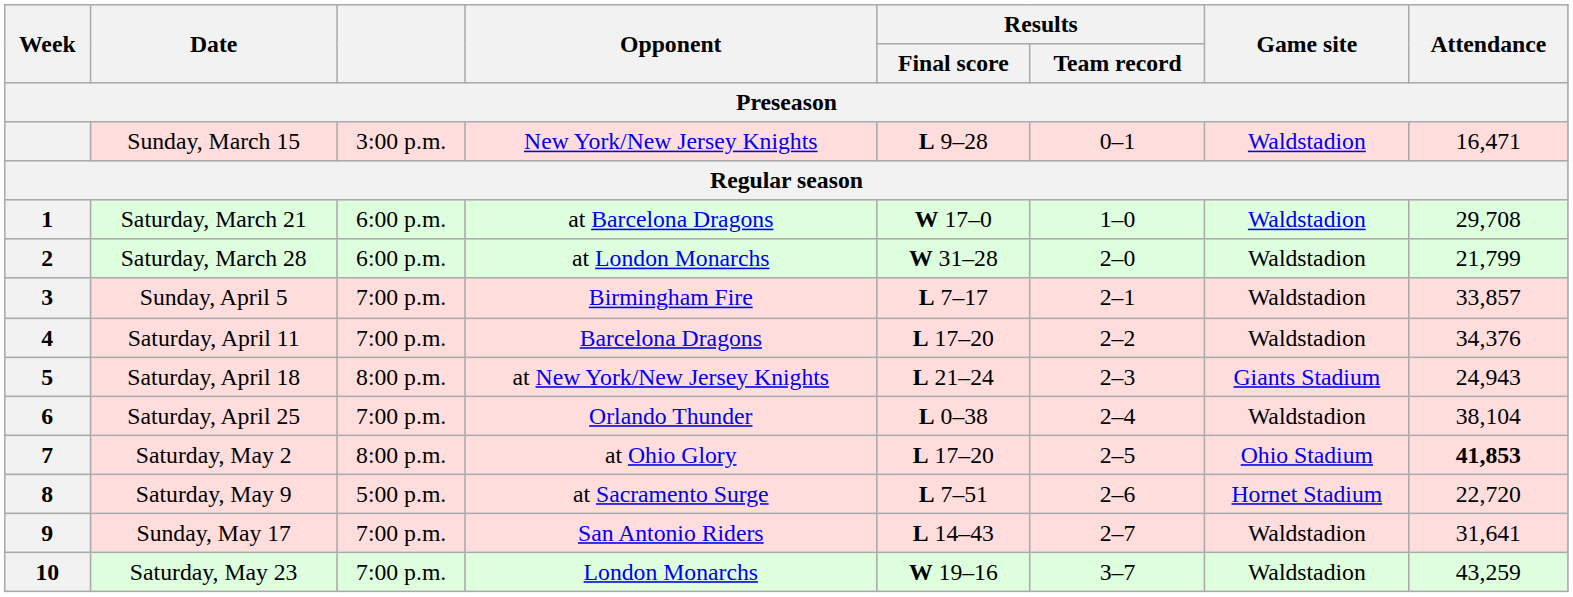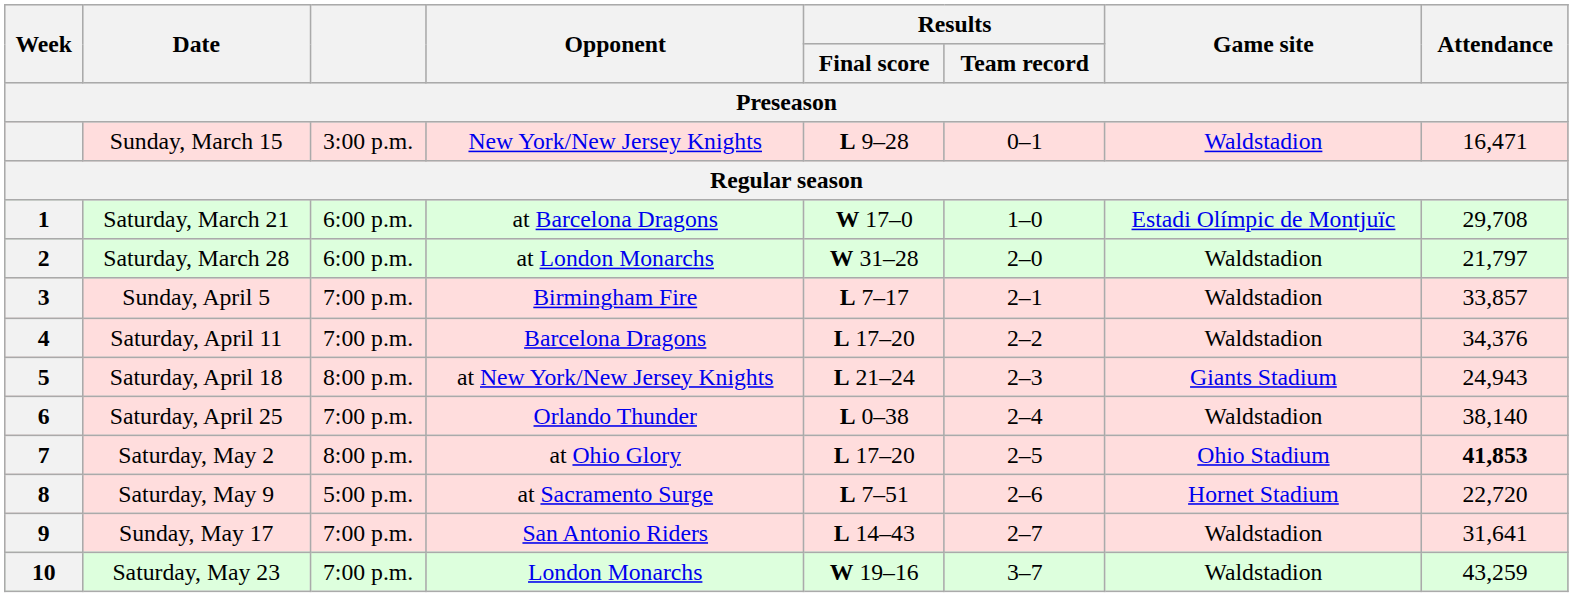(1307, 219) Waldstadion -> (1263, 219) Estadi Olímpic de Montjuïc
(1488, 258) 21,799 -> (1495, 258) 21,797
(1488, 415) 38,104 -> (1495, 415) 38,140
